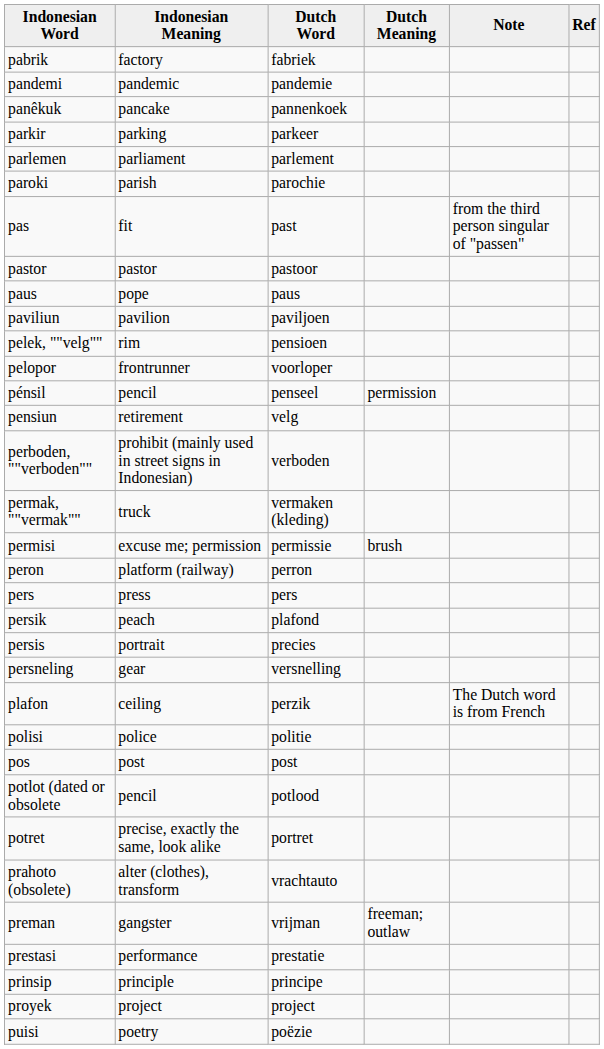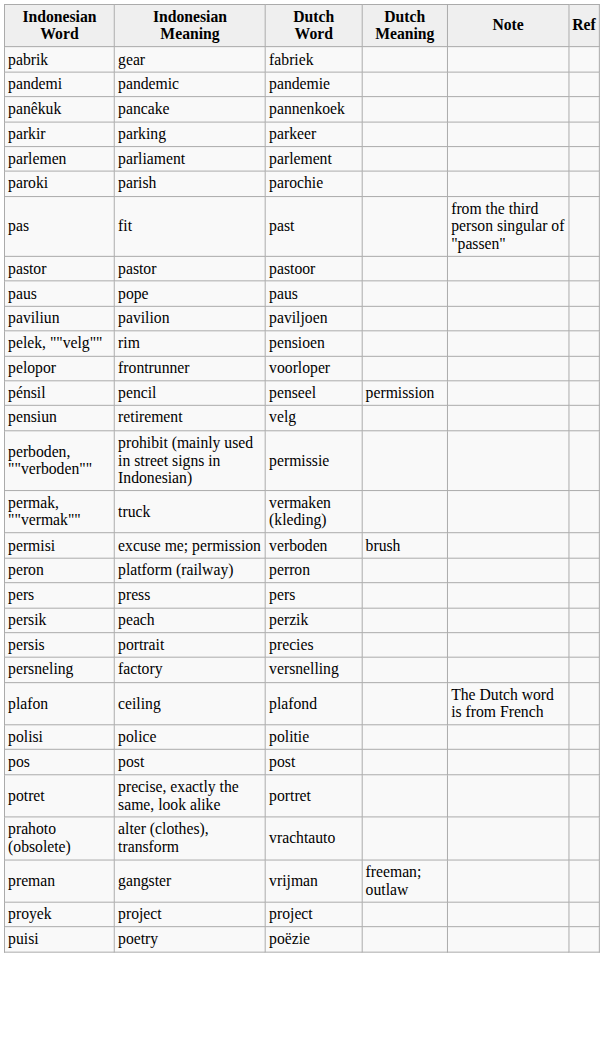(141, 59) factory -> (132, 59) gear
(300, 460) verboden -> (299, 460) permissie
(301, 545) permissie -> (298, 545) verboden
(295, 620) plafond -> (289, 620) perzik
(132, 669) gear -> (140, 669) factory
(291, 703) perzik -> (293, 703) plafond
- row: (56, 795)
- row: (32, 956)
- row: (30, 981)
